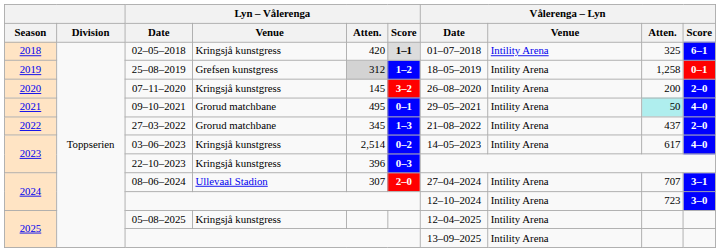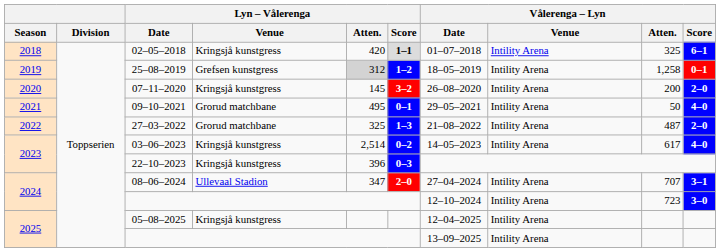(675, 107) paleturquoise background -> (675, 107) no background
(377, 126) 345 -> (377, 126) 325
(672, 126) 437 -> (672, 126) 487
(377, 182) 307 -> (377, 182) 347
